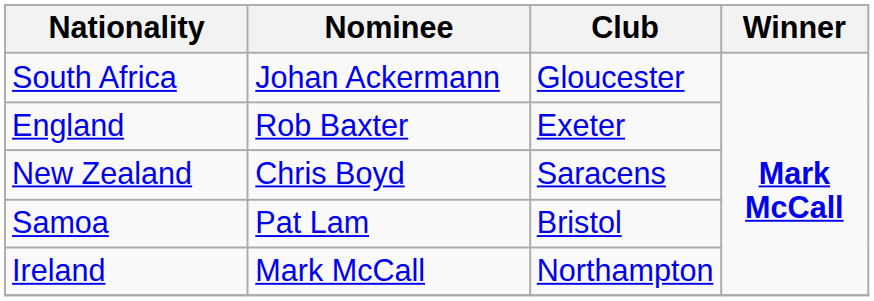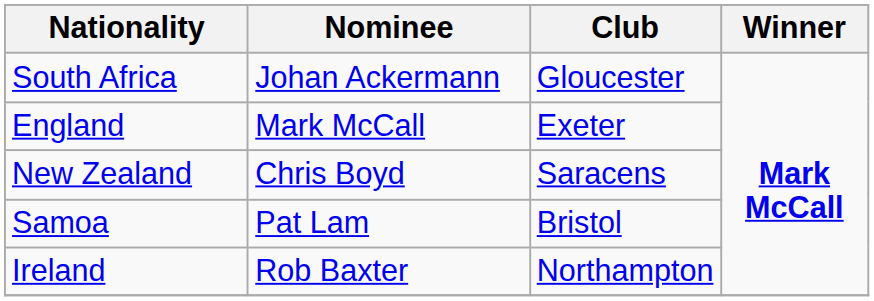(332, 125) Rob Baxter -> (340, 125) Mark McCall
(340, 271) Mark McCall -> (332, 271) Rob Baxter
